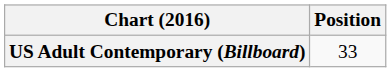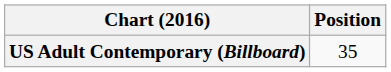(348, 50) 33 -> (348, 50) 35
